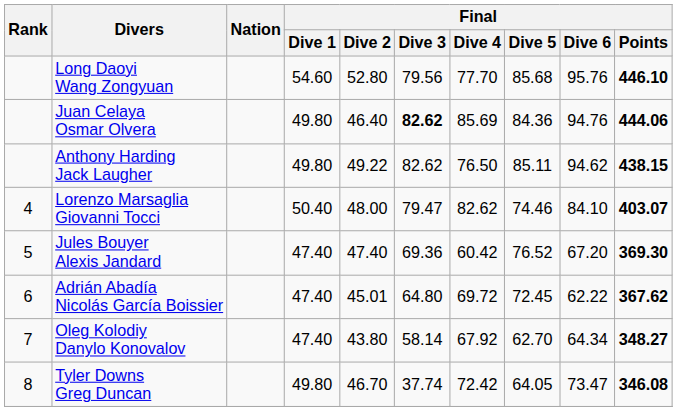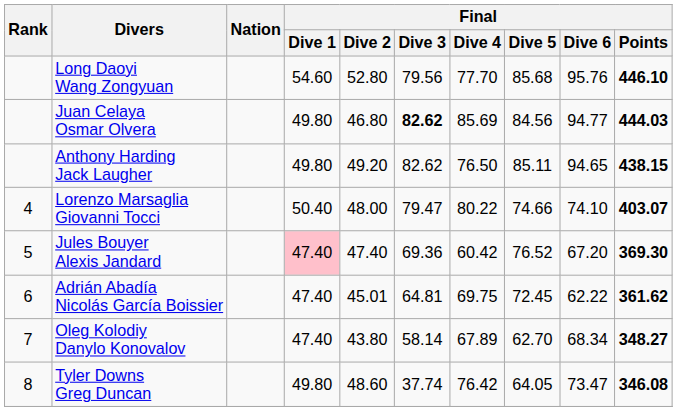(367, 121) 46.40 -> (367, 121) 46.80
(532, 121) 84.36 -> (532, 121) 84.56
(587, 121) 94.76 -> (587, 121) 94.77
(643, 121) 444.06 -> (643, 121) 444.03
(367, 165) 49.22 -> (367, 165) 49.20
(587, 165) 94.62 -> (587, 165) 94.65
(477, 209) 82.62 -> (477, 209) 80.22
(532, 209) 74.46 -> (532, 209) 74.66
(587, 209) 84.10 -> (587, 209) 74.10
(312, 252) no background -> (312, 252) pink background
(422, 296) 64.80 -> (422, 296) 64.81
(477, 296) 69.72 -> (477, 296) 69.75
(643, 296) 367.62 -> (643, 296) 361.62
(477, 340) 67.92 -> (477, 340) 67.89
(587, 340) 64.34 -> (587, 340) 68.34
(367, 384) 46.70 -> (367, 384) 48.60
(477, 384) 72.42 -> (477, 384) 76.42
